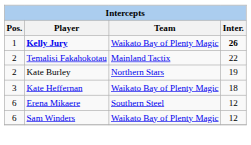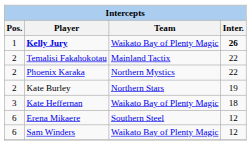+ row: (56, 72)
